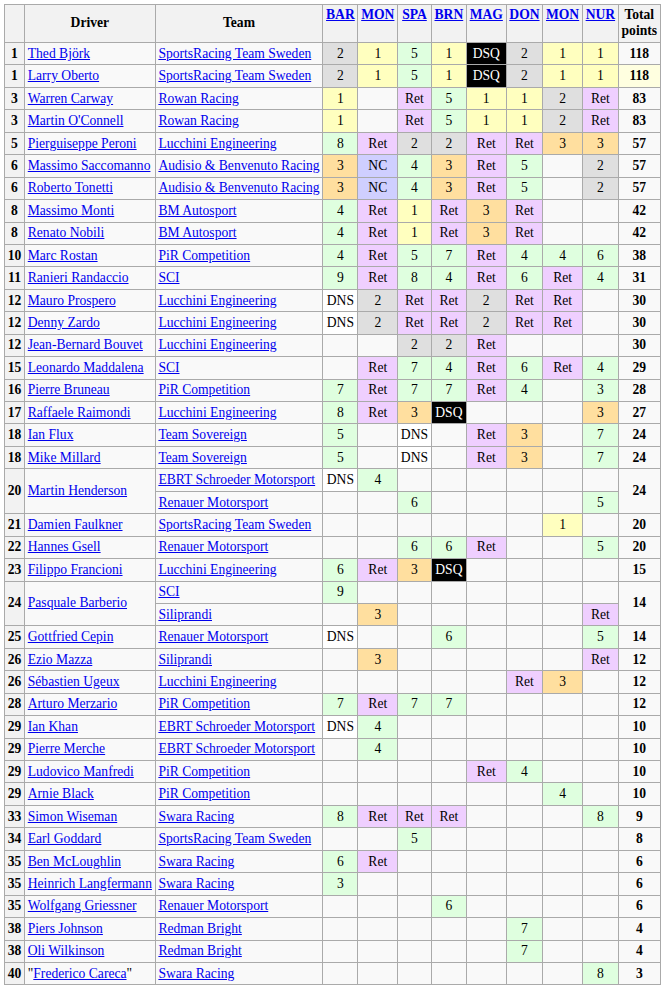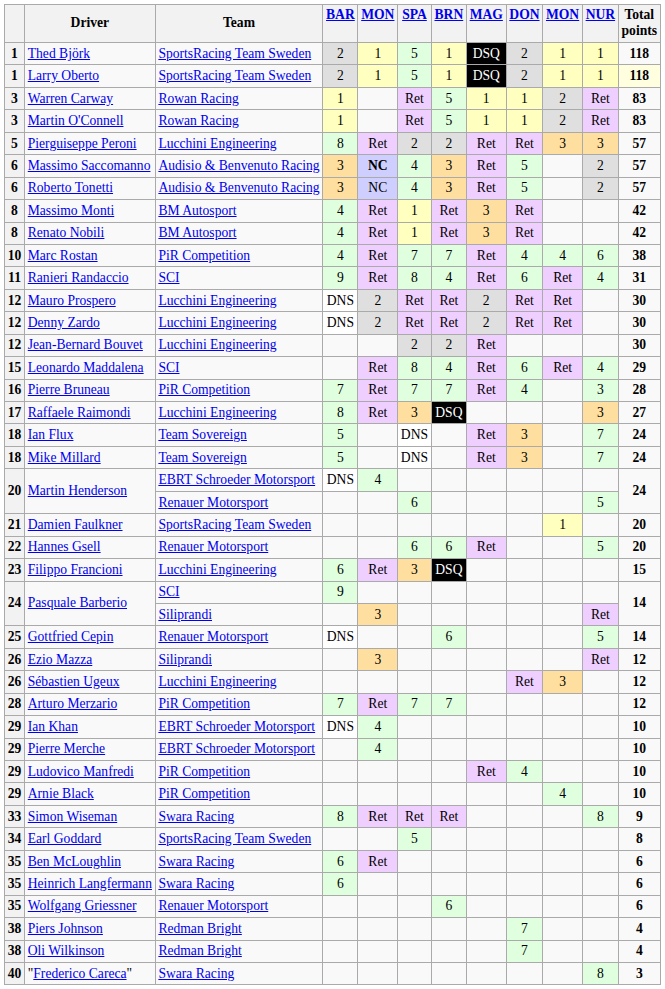(378, 165) normal -> (378, 165) bold
(414, 255) 5 -> (414, 255) 7
(414, 367) 7 -> (414, 367) 8
(340, 883) 3 -> (340, 883) 6
